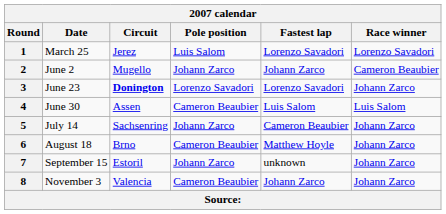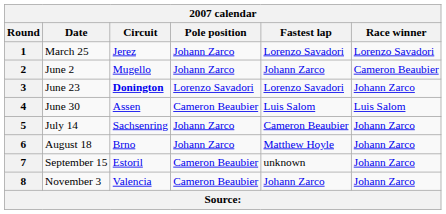(199, 50) Luis Salom -> (204, 50) Johann Zarco
(216, 143) Cameron Beaubier -> (204, 143) Johann Zarco
(204, 162) Johann Zarco -> (216, 162) Cameron Beaubier
